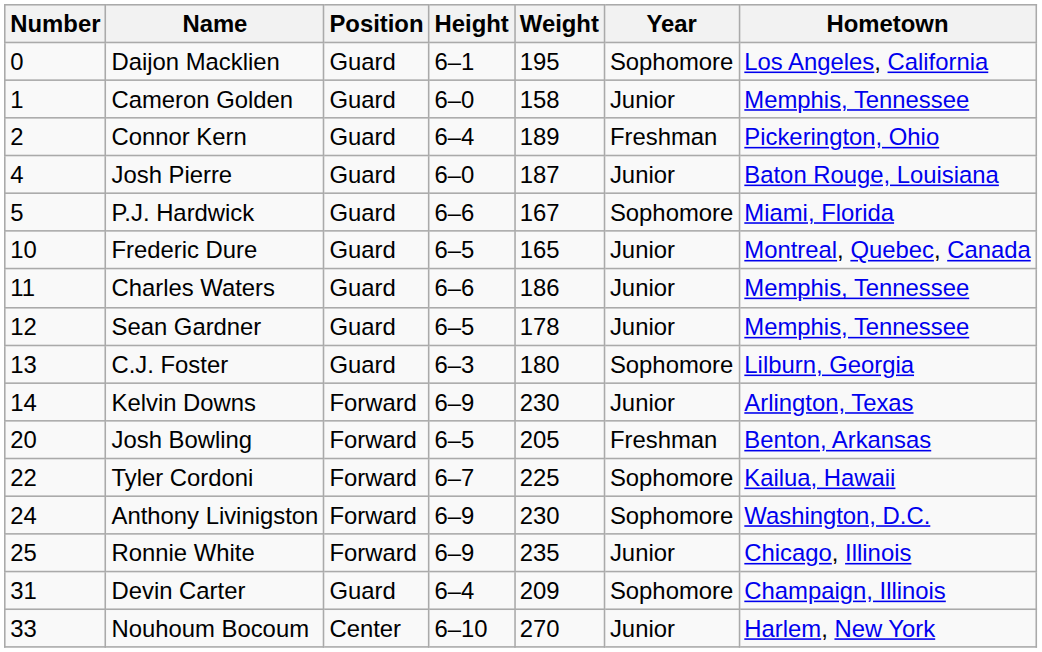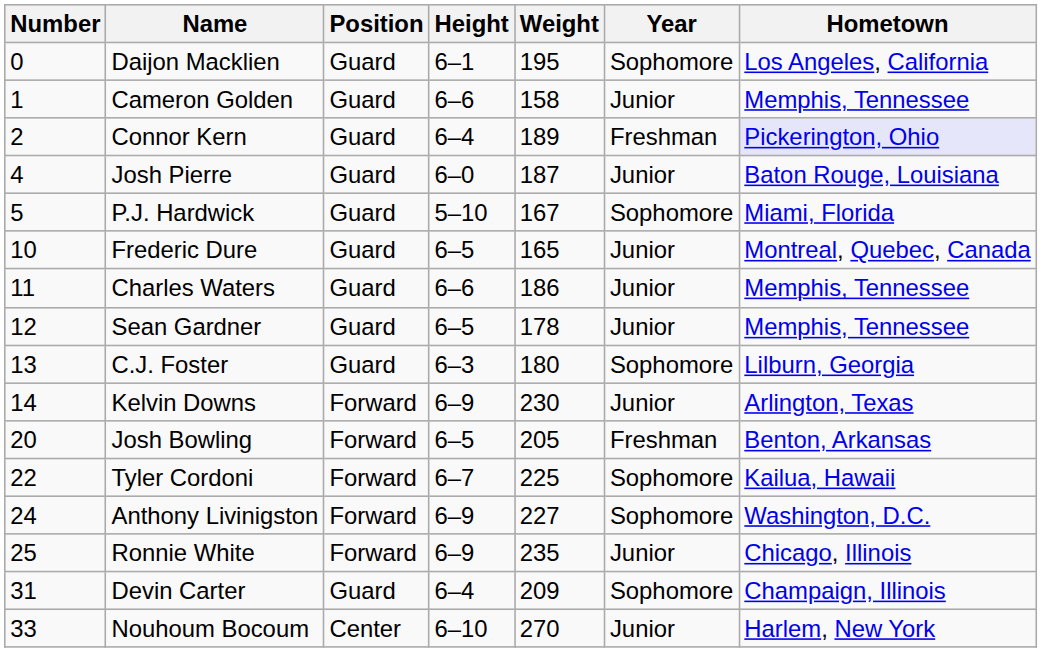(454, 99) 6–0 -> (454, 99) 6–6
(842, 137) no background -> (842, 137) lavender background
(454, 213) 6–6 -> (461, 213) 5–10
(540, 515) 230 -> (540, 515) 227
